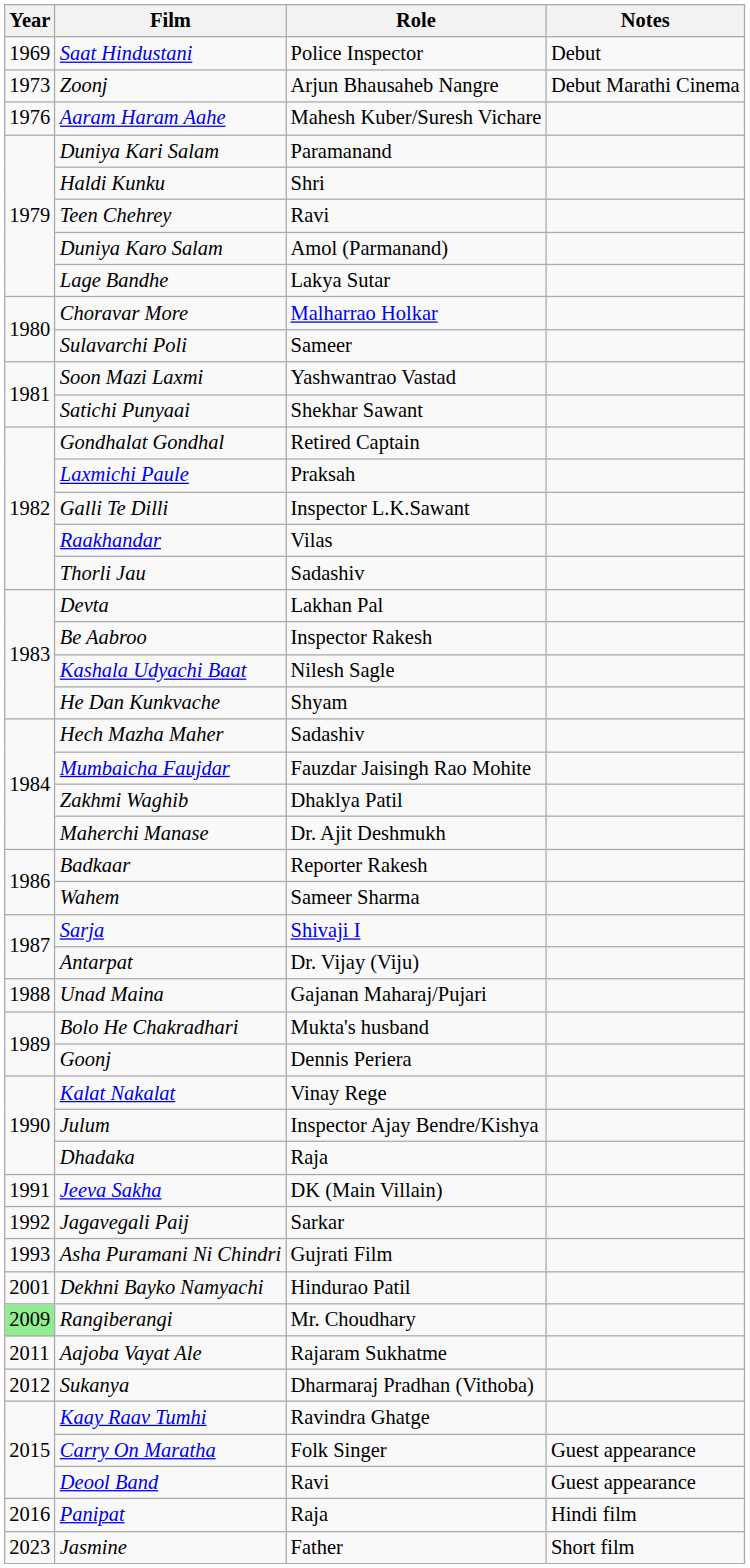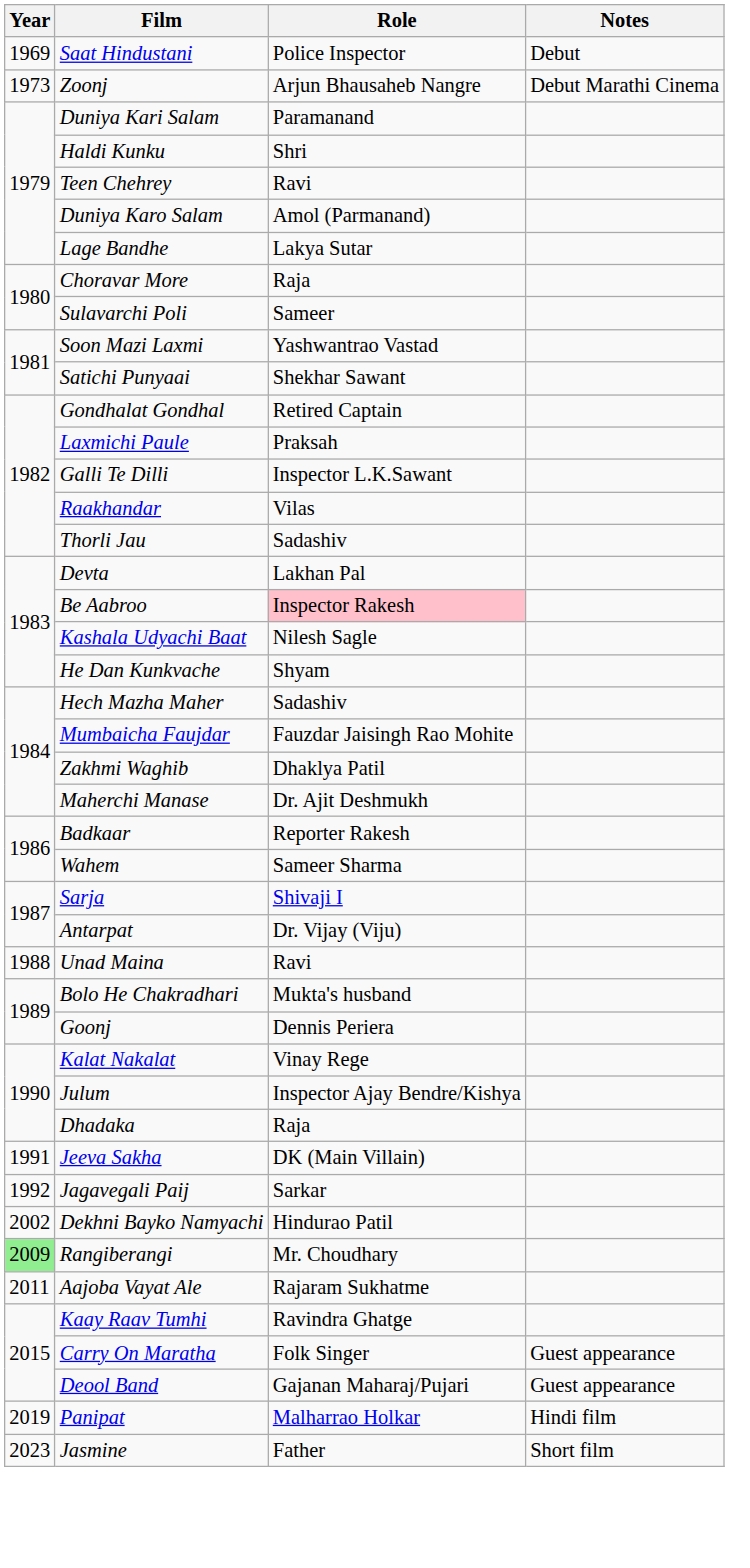- row: (143, 118)
(364, 313) Malharrao Holkar -> (292, 280) Raja
(361, 637) no background -> (344, 605) pink background
(389, 995) Gajanan Maharaj/Pujari -> (292, 962) Ravi
- row: (170, 1254)
(30, 1287) 2001 -> (30, 1222) 2002
- row: (94, 1384)
(310, 1482) Ravi -> (371, 1384) Gajanan Maharaj/Pujari
(30, 1514) 2016 -> (30, 1417) 2019
(309, 1514) Raja -> (346, 1417) Malharrao Holkar
